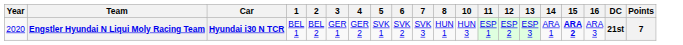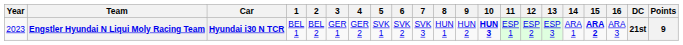+ column: (467, 11)
(16, 28) 2020 -> (16, 28) 2023
(467, 28) normal -> (489, 28) bold
(641, 28) 7 -> (663, 28) 9
